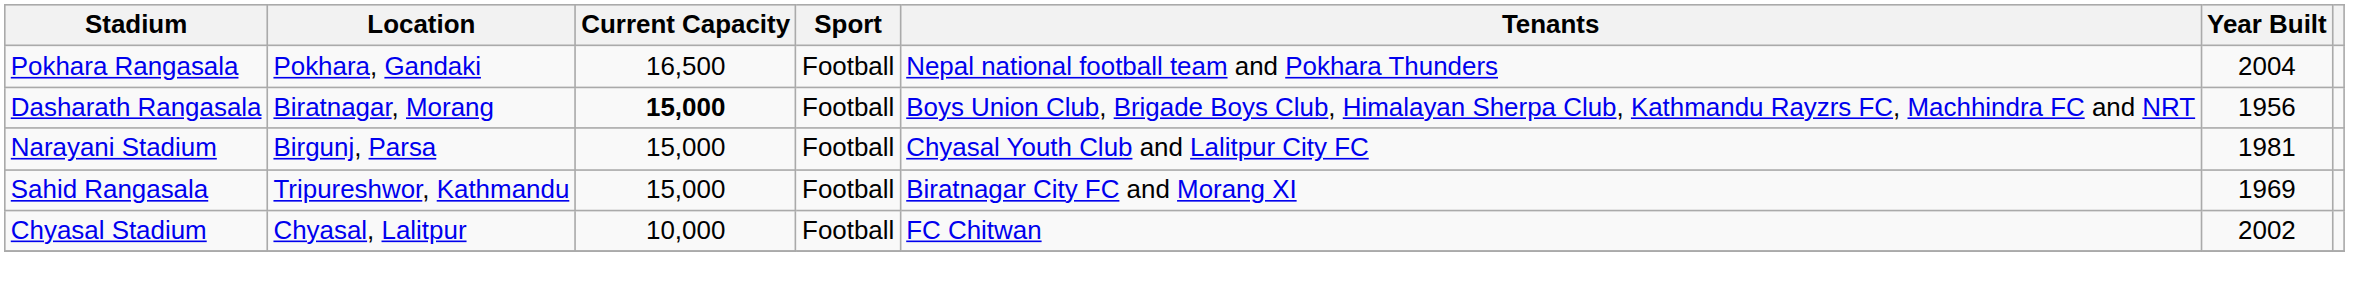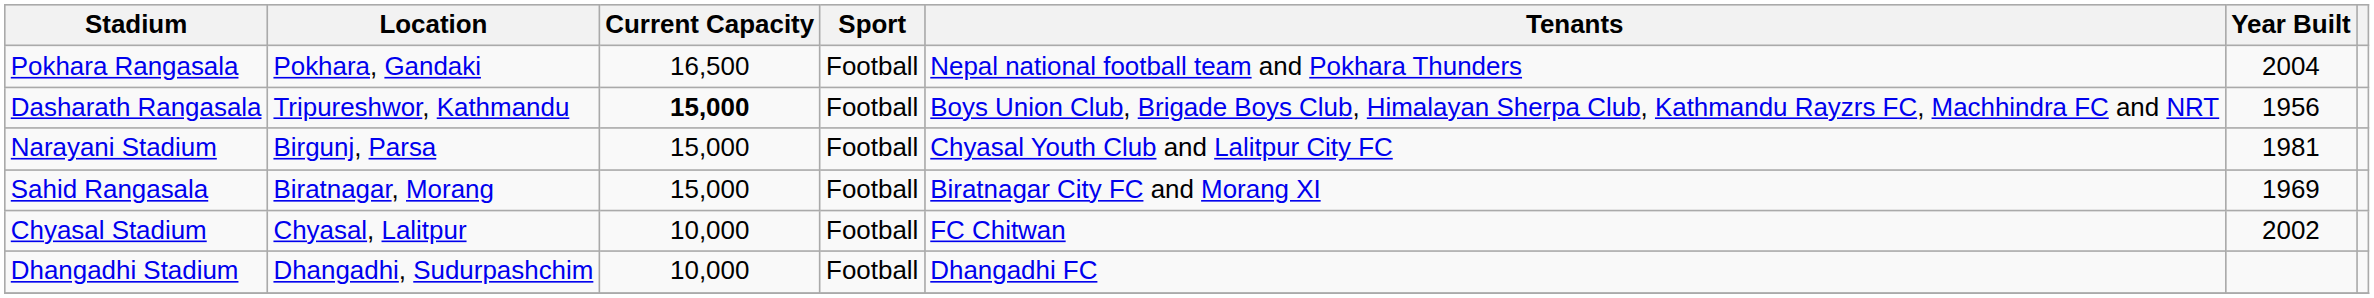(384, 107) Biratnagar, Morang -> (421, 107) Tripureshwor, Kathmandu
(421, 189) Tripureshwor, Kathmandu -> (384, 189) Biratnagar, Morang
+ row: (125, 271)
